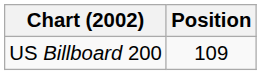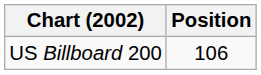(211, 52) 109 -> (211, 52) 106
